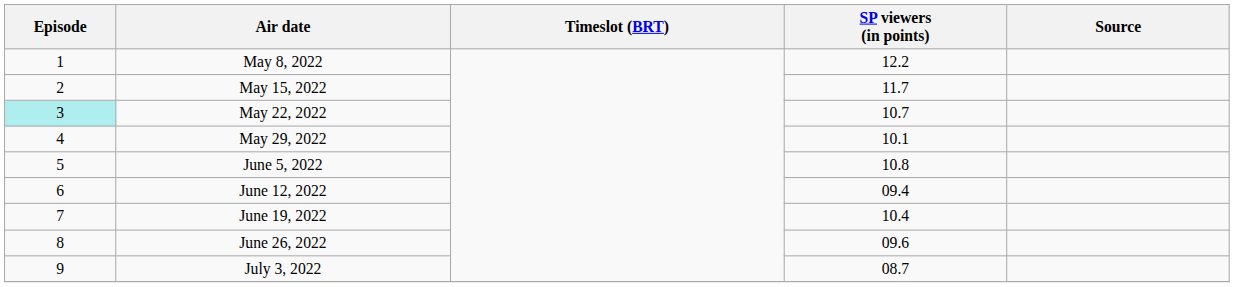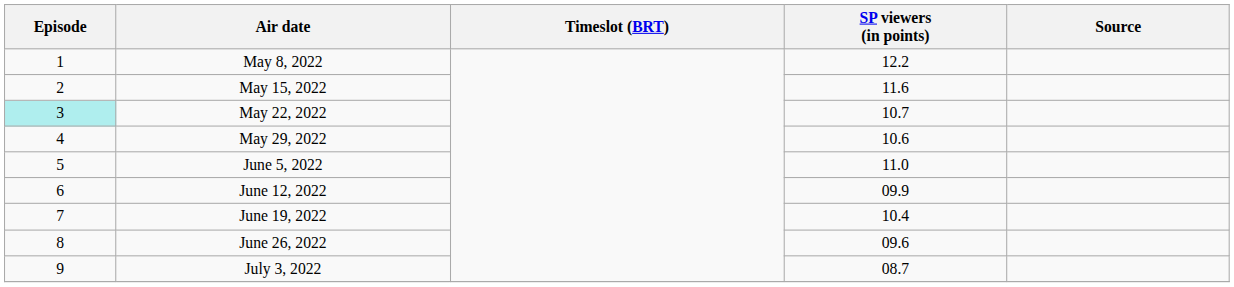(895, 87) 11.7 -> (895, 87) 11.6
(895, 139) 10.1 -> (895, 139) 10.6
(895, 165) 10.8 -> (895, 165) 11.0
(895, 191) 09.4 -> (895, 191) 09.9
